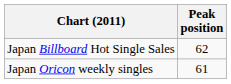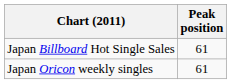(202, 48) 62 -> (202, 48) 61
